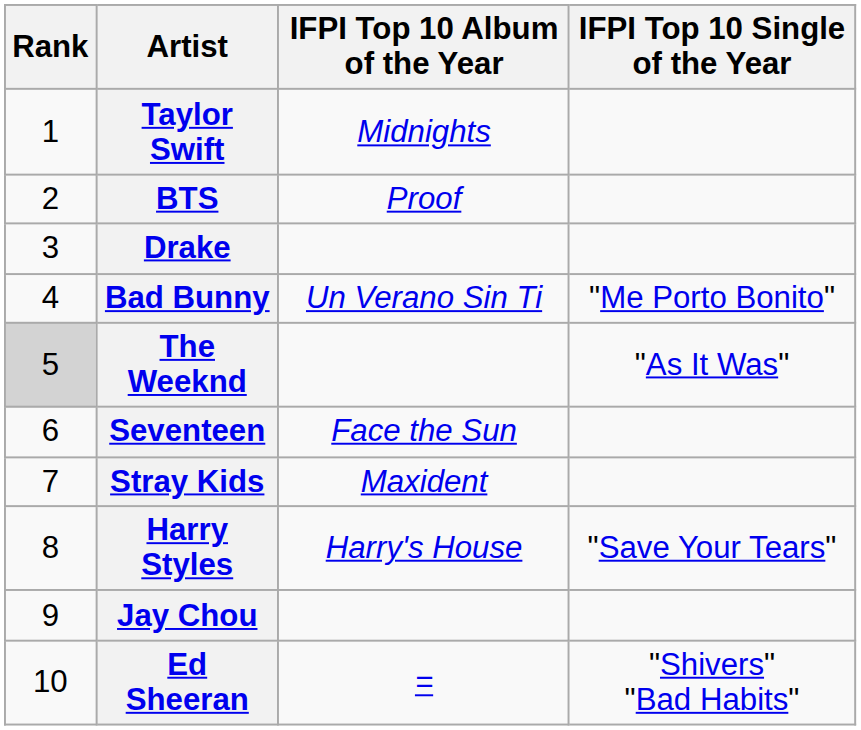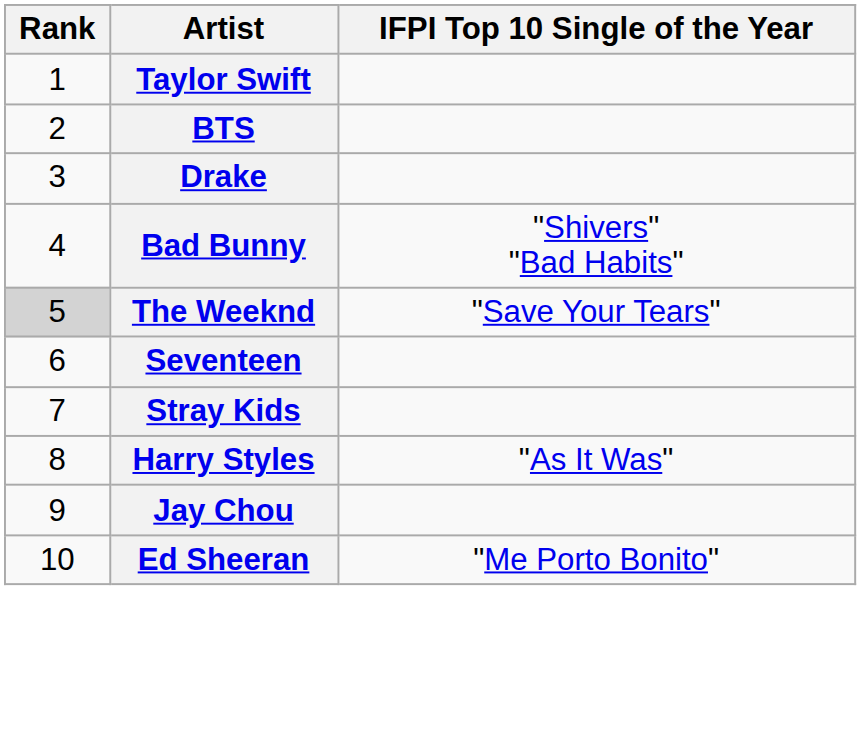- column: (424, 46)
(712, 297) "Me Porto Bonito" -> (596, 244) "Shivers" "Bad Habits"
(712, 364) "As It Was" -> (596, 311) "Save Your Tears"
(712, 547) "Save Your Tears" -> (596, 460) "As It Was"
(712, 682) "Shivers" "Bad Habits" -> (596, 559) "Me Porto Bonito"
